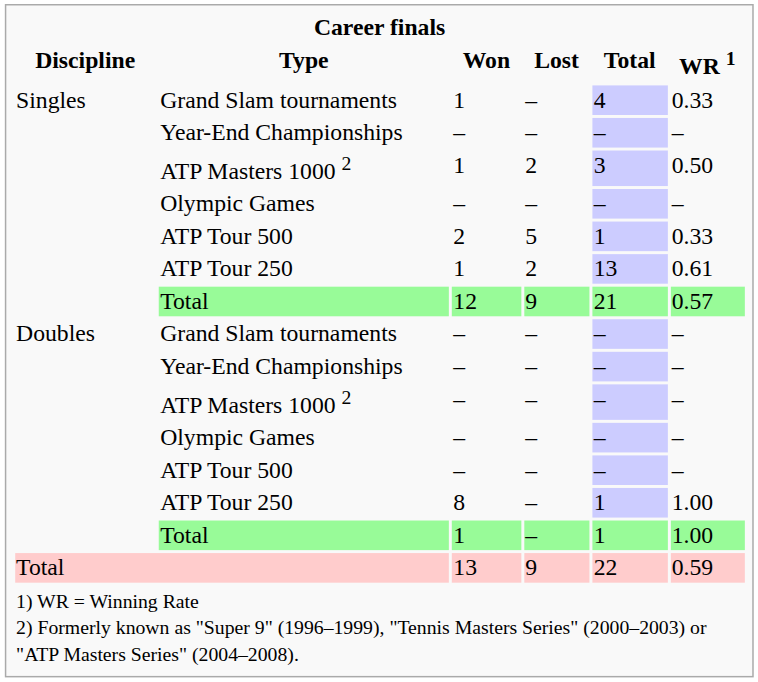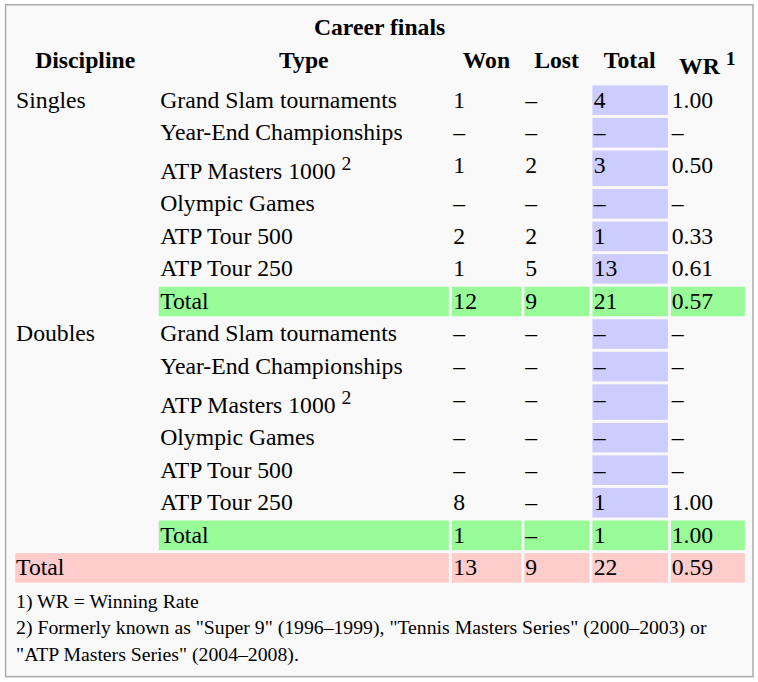(692, 99) 0.33 -> (692, 99) 1.00
(531, 235) 5 -> (531, 235) 2
(531, 268) 2 -> (531, 268) 5
